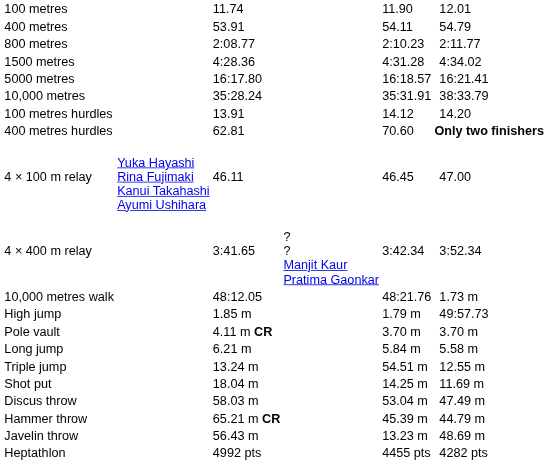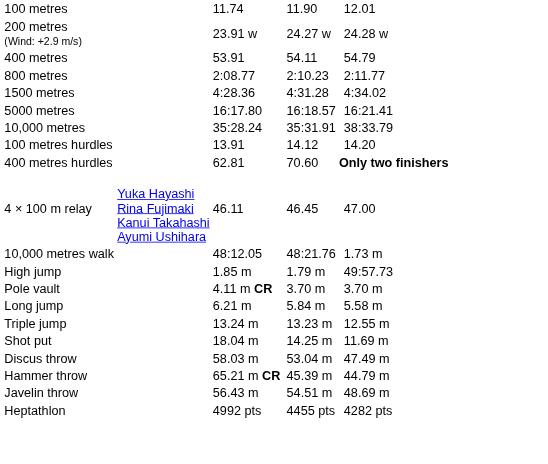+ row: (43, 34)
- row: (48, 251)
(405, 366) 54.51 m -> (309, 324) 13.23 m
(405, 436) 13.23 m -> (309, 393) 54.51 m
